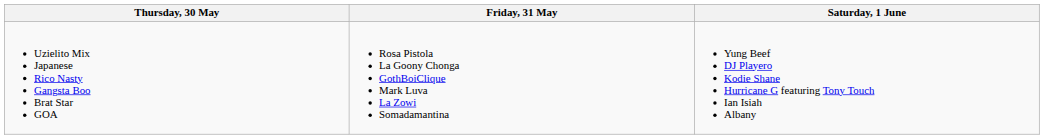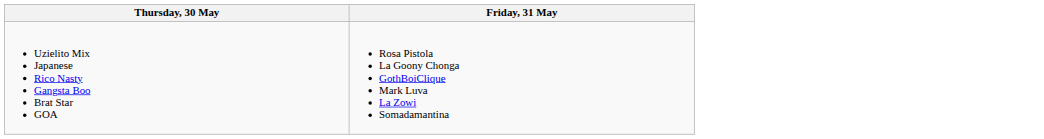- column: (867, 13)
